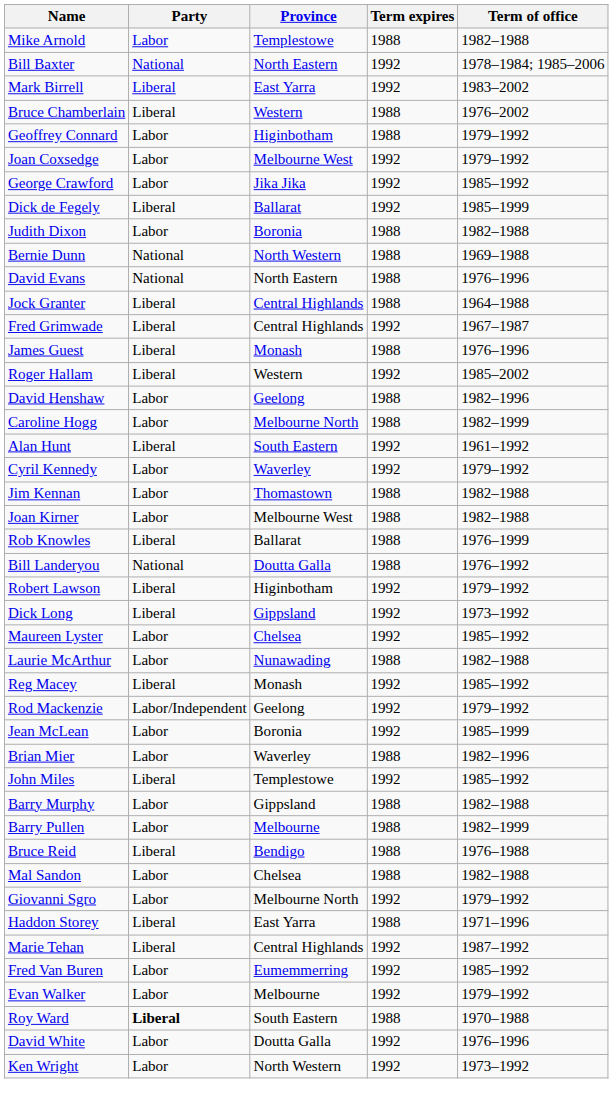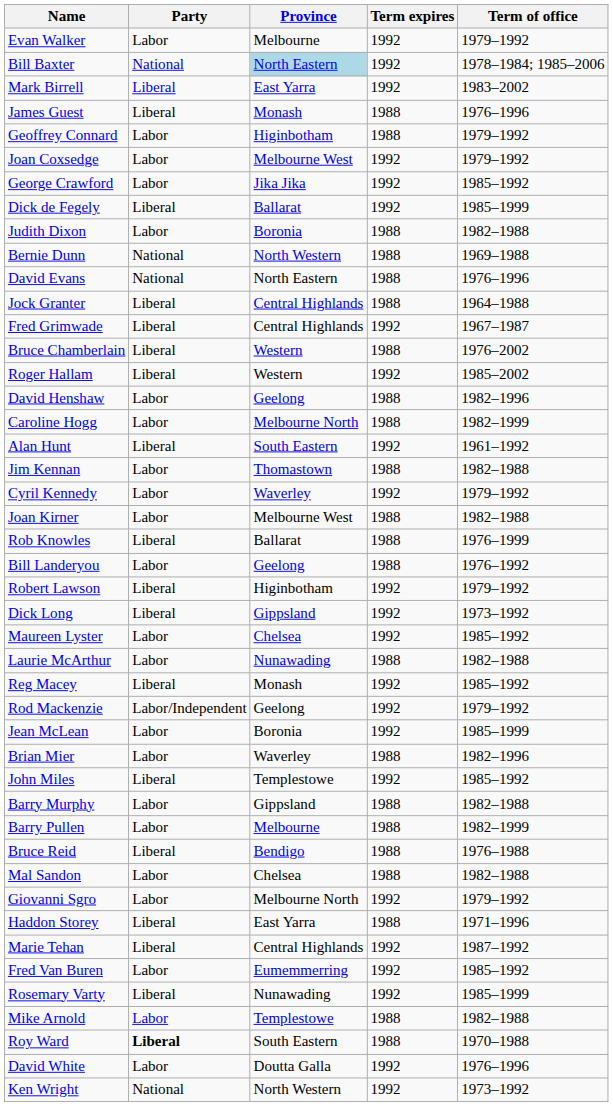rows swapped: (47, 40) <-> (47, 994)
(296, 64) no background -> (296, 64) lightblue background
rows swapped: (67, 111) <-> (46, 350)
rows swapped: (44, 493) <-> (52, 469)
(158, 565) National -> (150, 565) Labor
(292, 565) Doutta Galla -> (279, 565) Geelong
+ row: (56, 994)
(150, 1065) Labor -> (158, 1089) National
